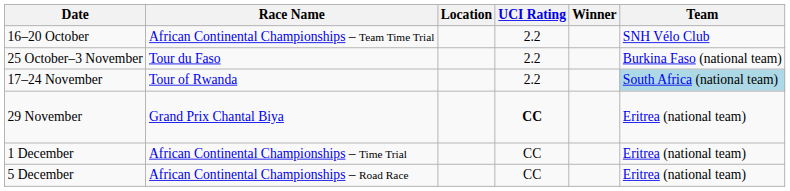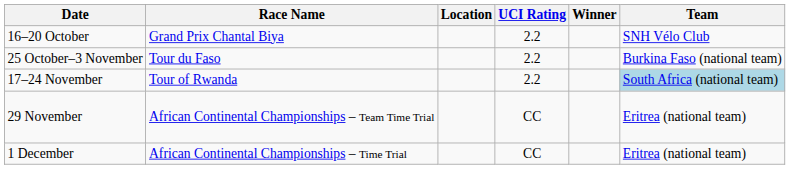(292, 36) African Continental Championships – Team Time Trial -> (216, 36) Grand Prix Chantal Biya
(216, 116) Grand Prix Chantal Biya -> (292, 116) African Continental Championships – Team Time Trial
(532, 116) bold -> (532, 116) normal
- row: (41, 175)
